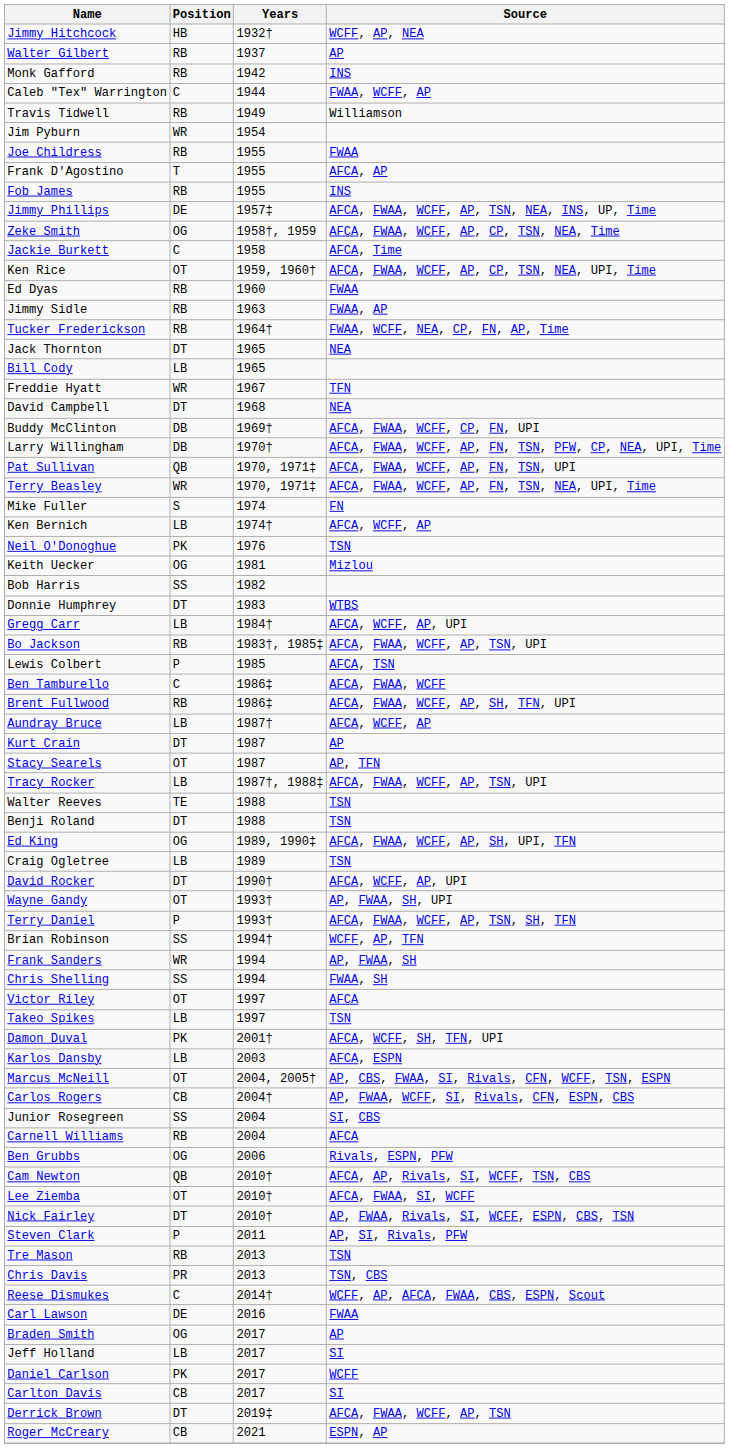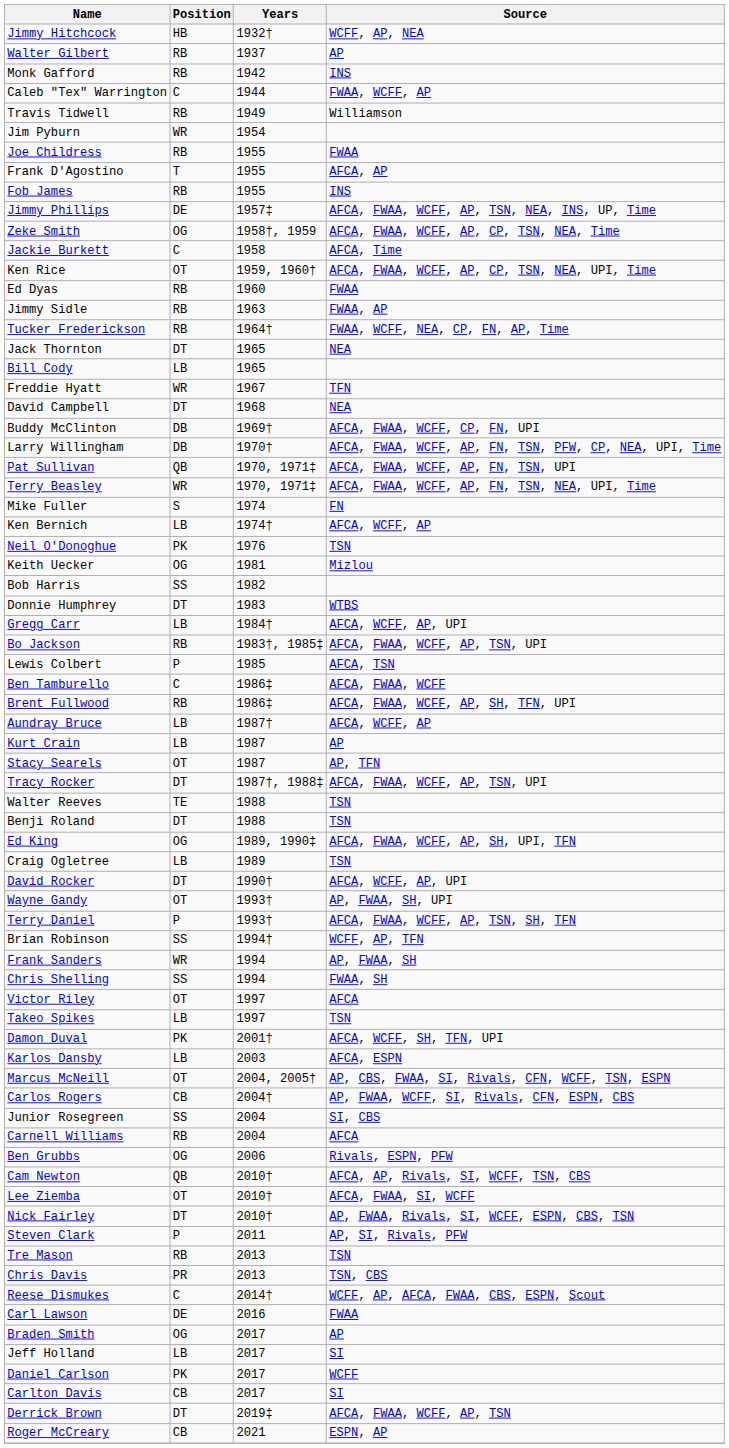(180, 743) DT -> (180, 743) LB
(180, 783) LB -> (180, 783) DT
